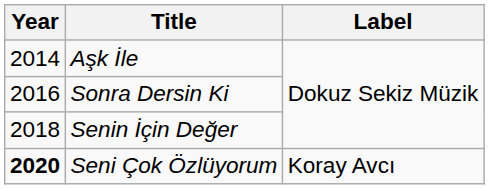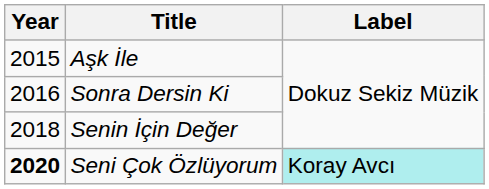(35, 58) 2014 -> (35, 58) 2015
(341, 165) no background -> (341, 165) paleturquoise background
